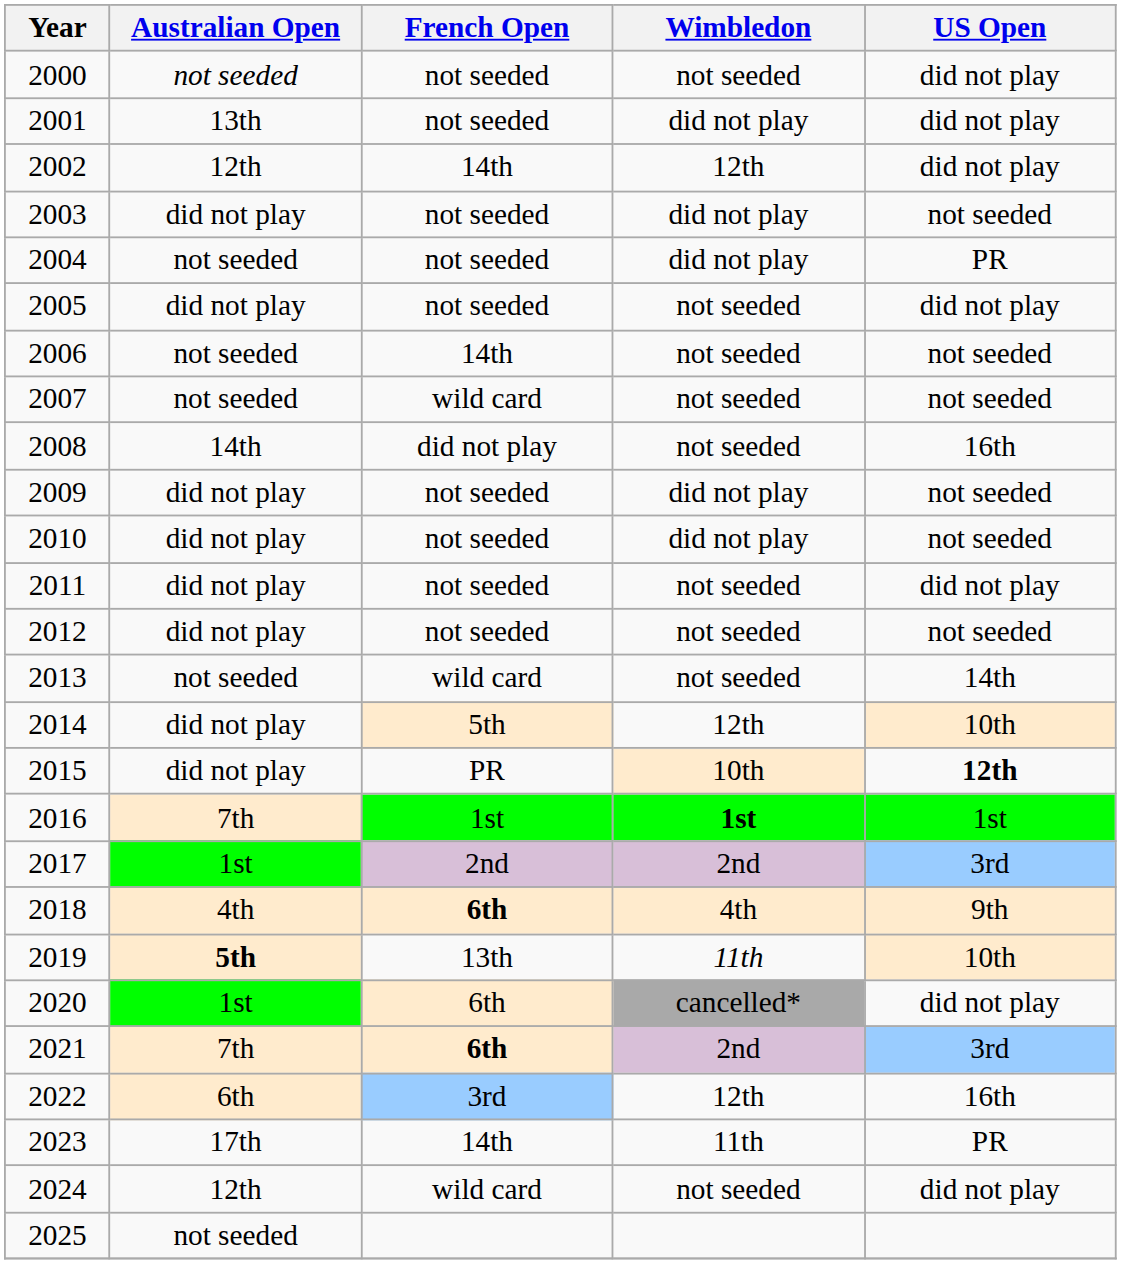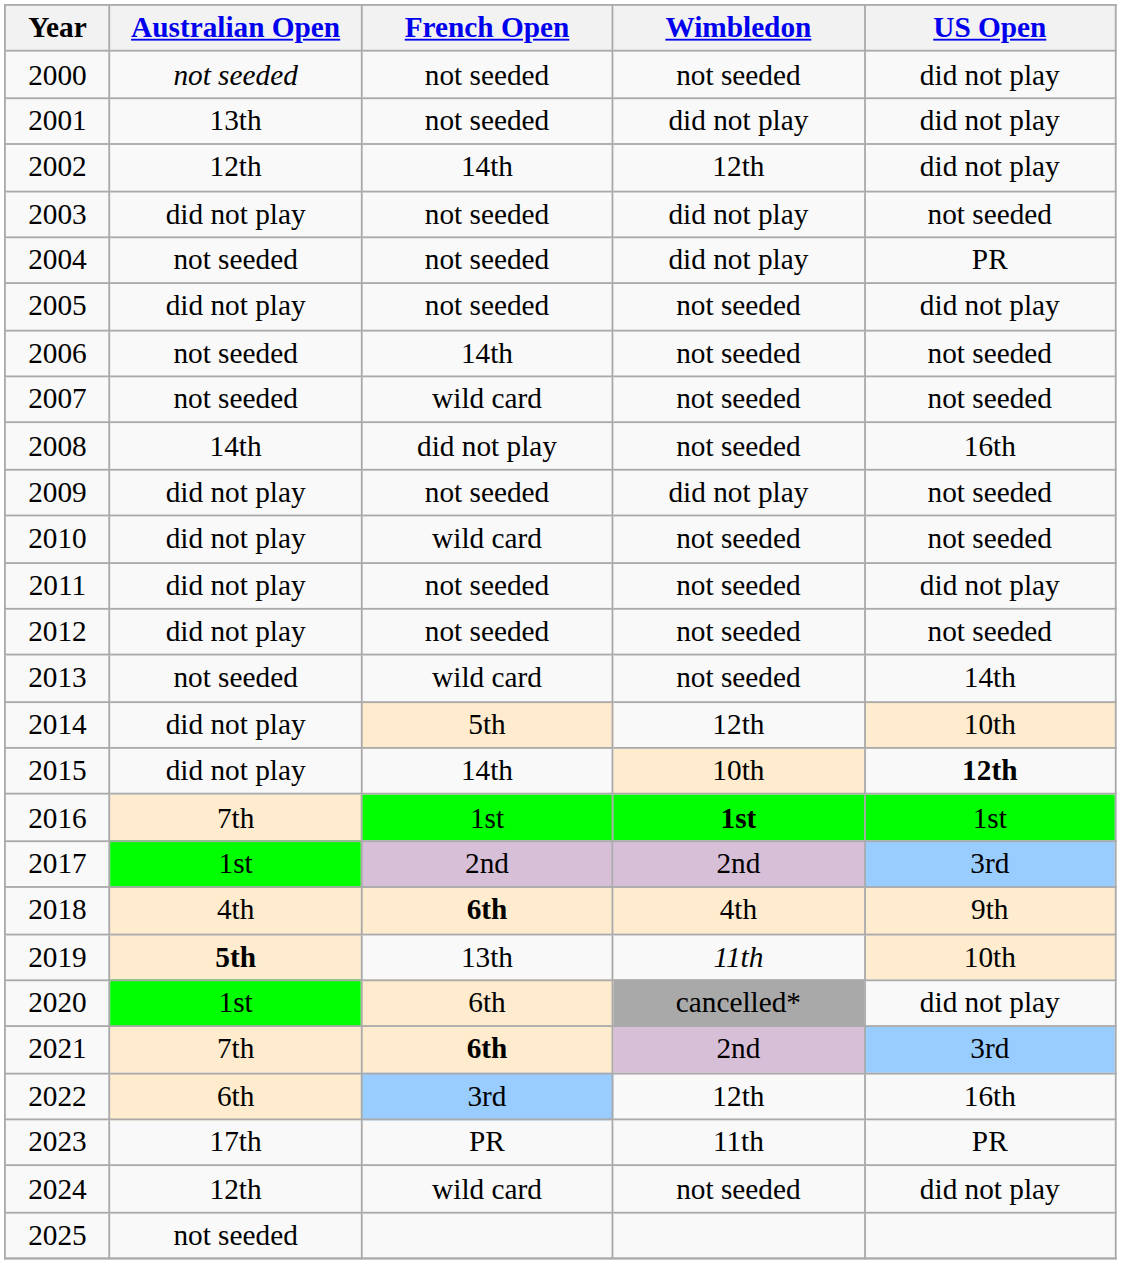(487, 538) not seeded -> (487, 538) wild card
(738, 538) did not play -> (738, 538) not seeded
(487, 770) PR -> (487, 770) 14th
(487, 1142) 14th -> (487, 1142) PR
